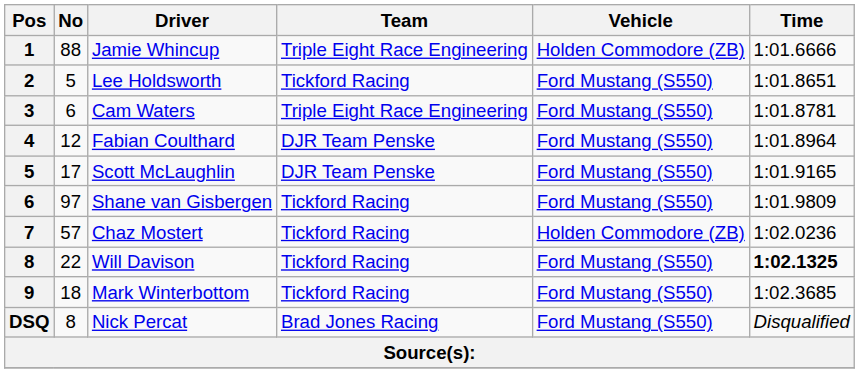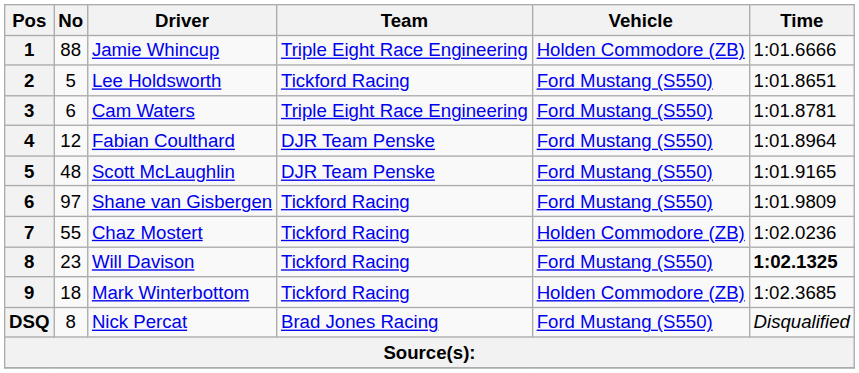(71, 171) 17 -> (71, 171) 48
(71, 231) 57 -> (71, 231) 55
(71, 262) 22 -> (71, 262) 23
(625, 292) Ford Mustang (S550) -> (641, 292) Holden Commodore (ZB)
